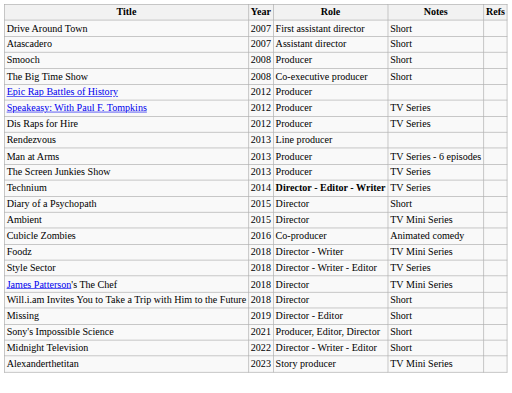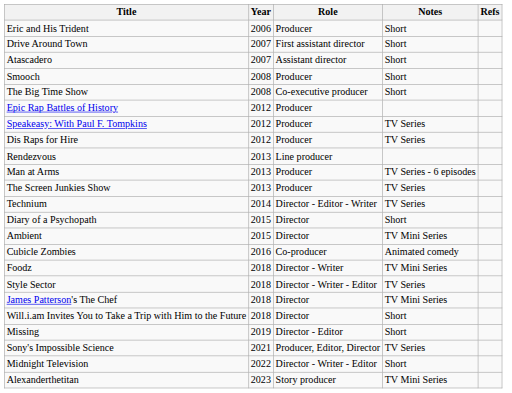+ row: (48, 28)
(331, 188) bold -> (326, 204) normal
(401, 332) Short -> (405, 348) TV Series
